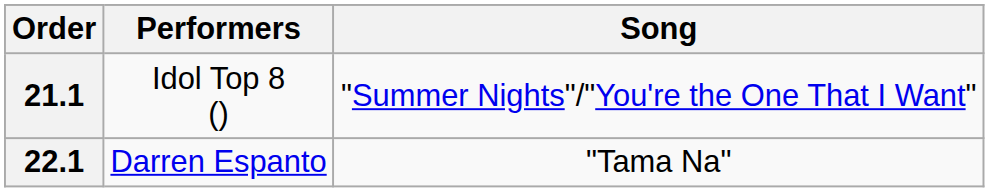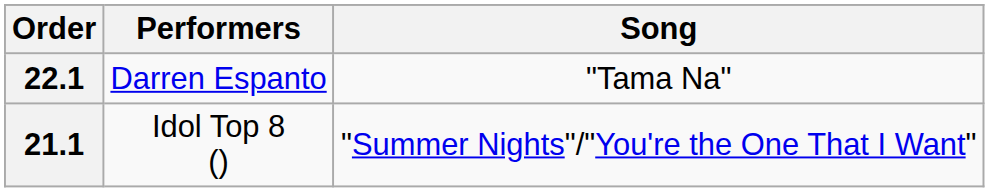rows swapped: (54, 95) <-> (54, 161)
